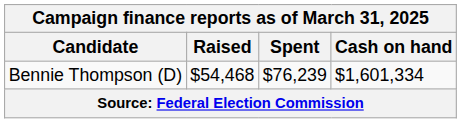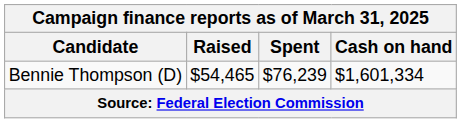(222, 74) $54,468 -> (222, 74) $54,465
